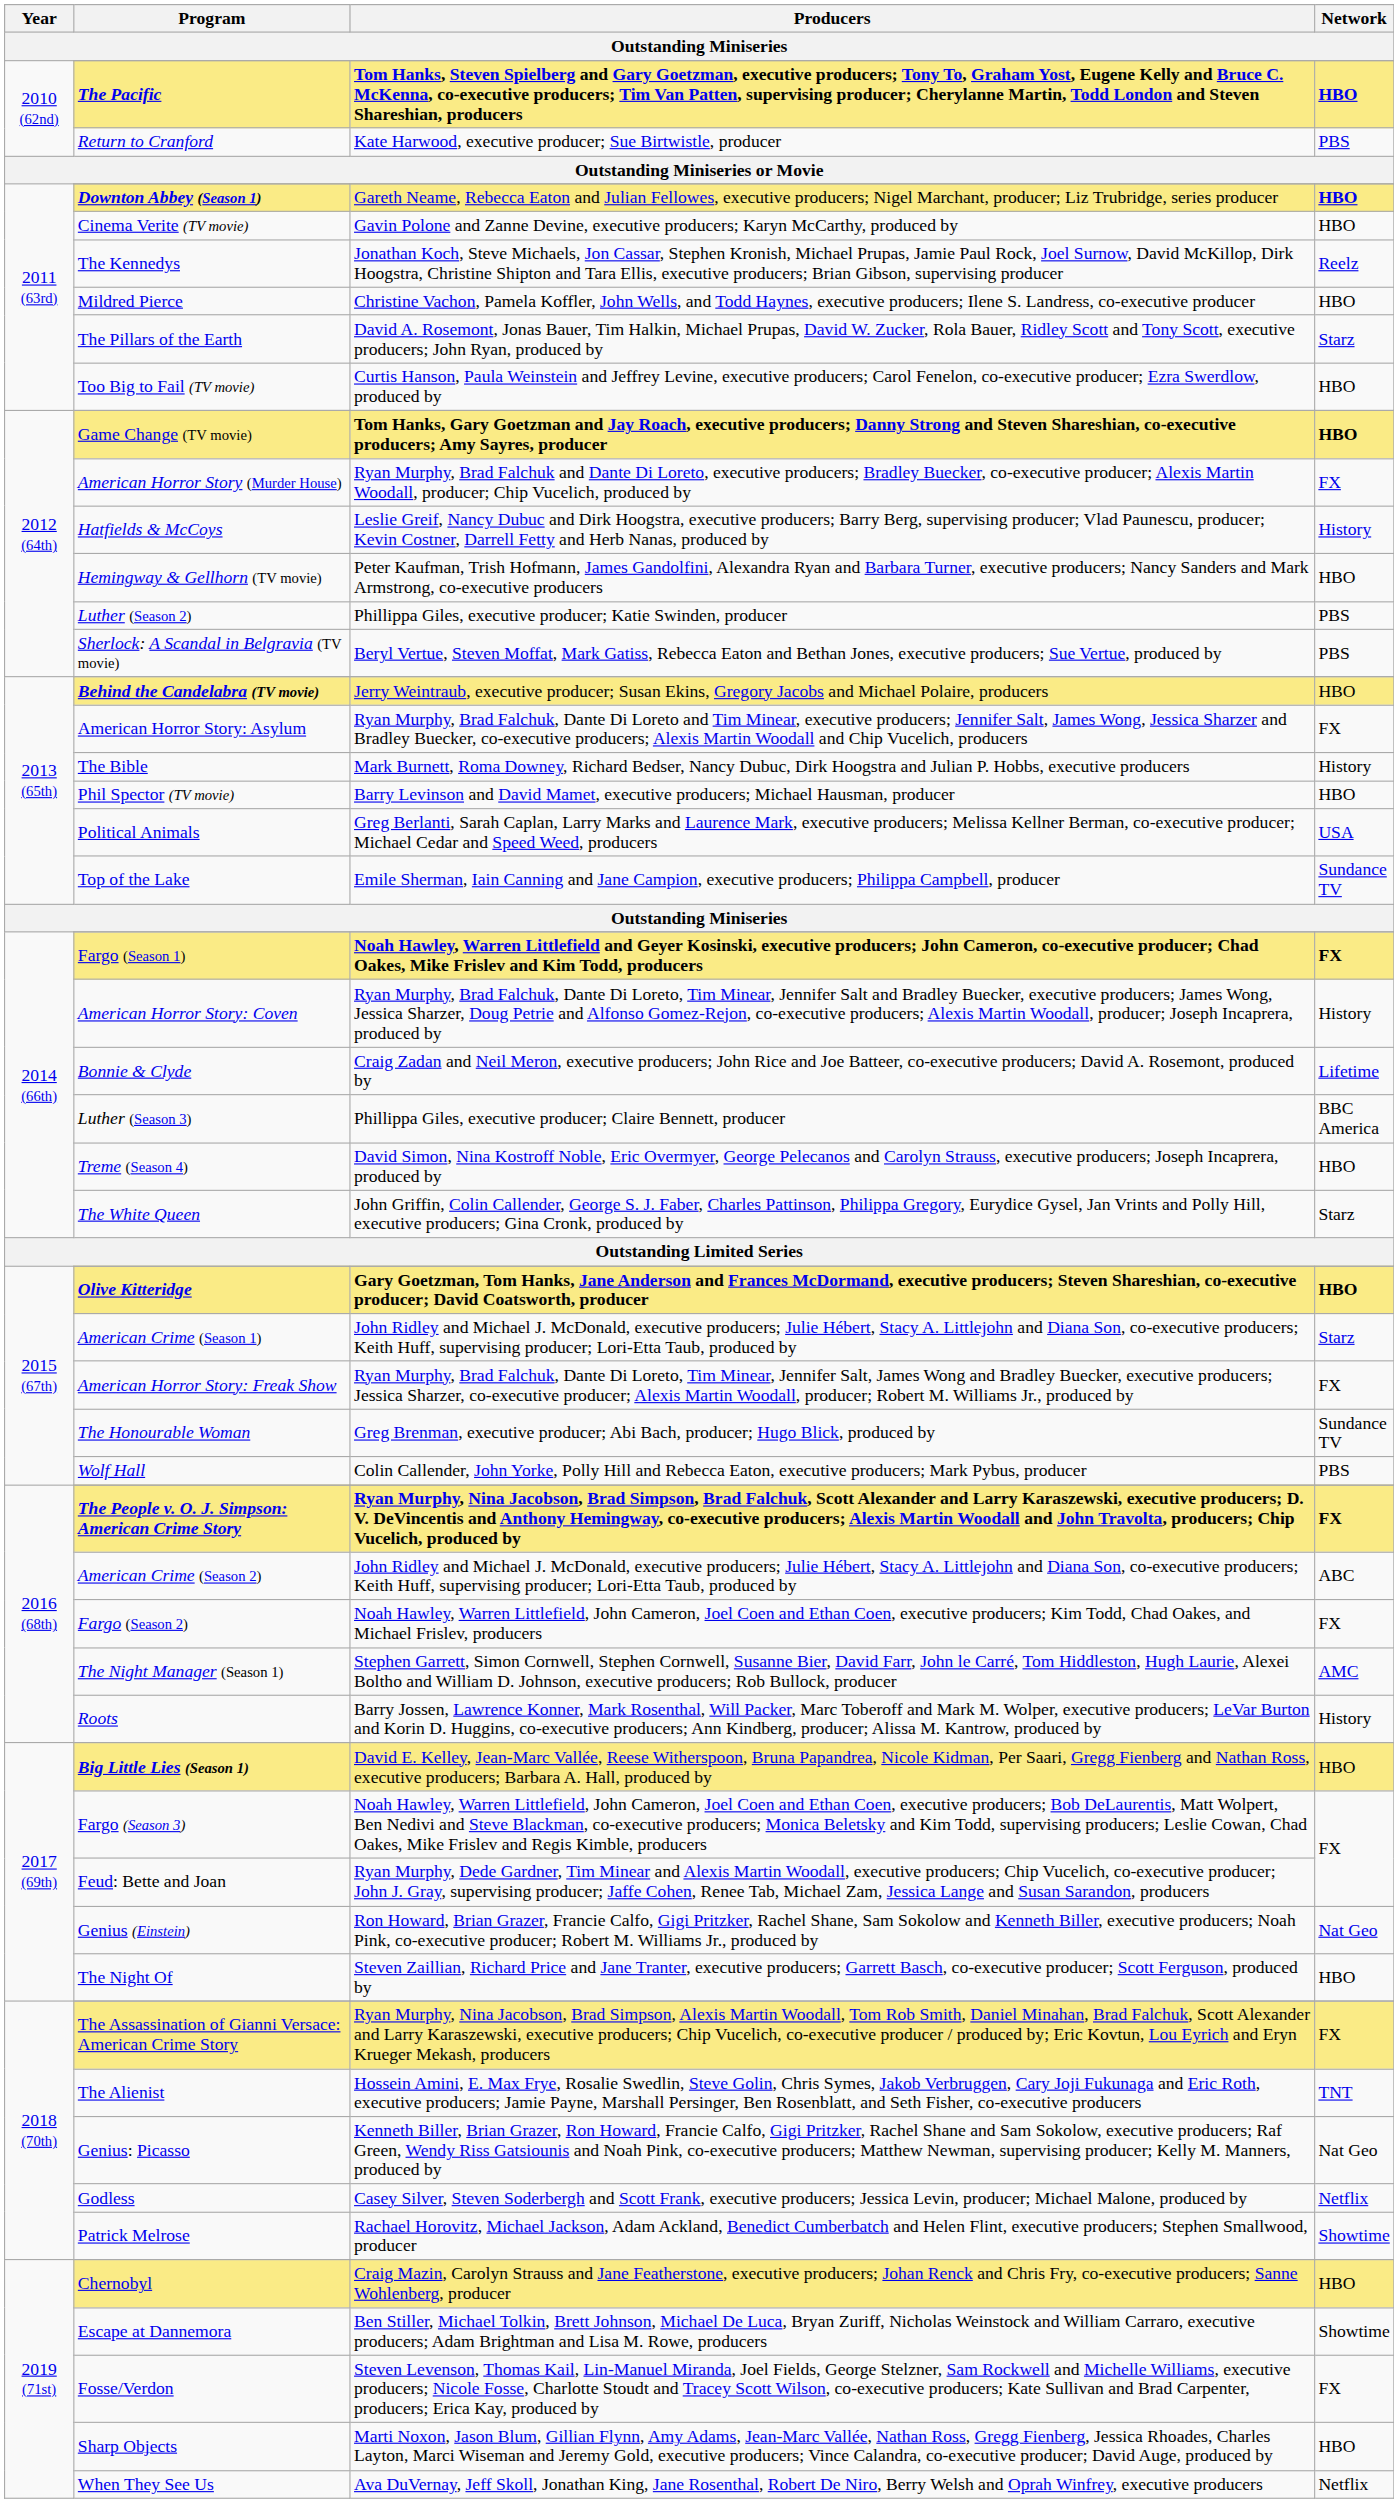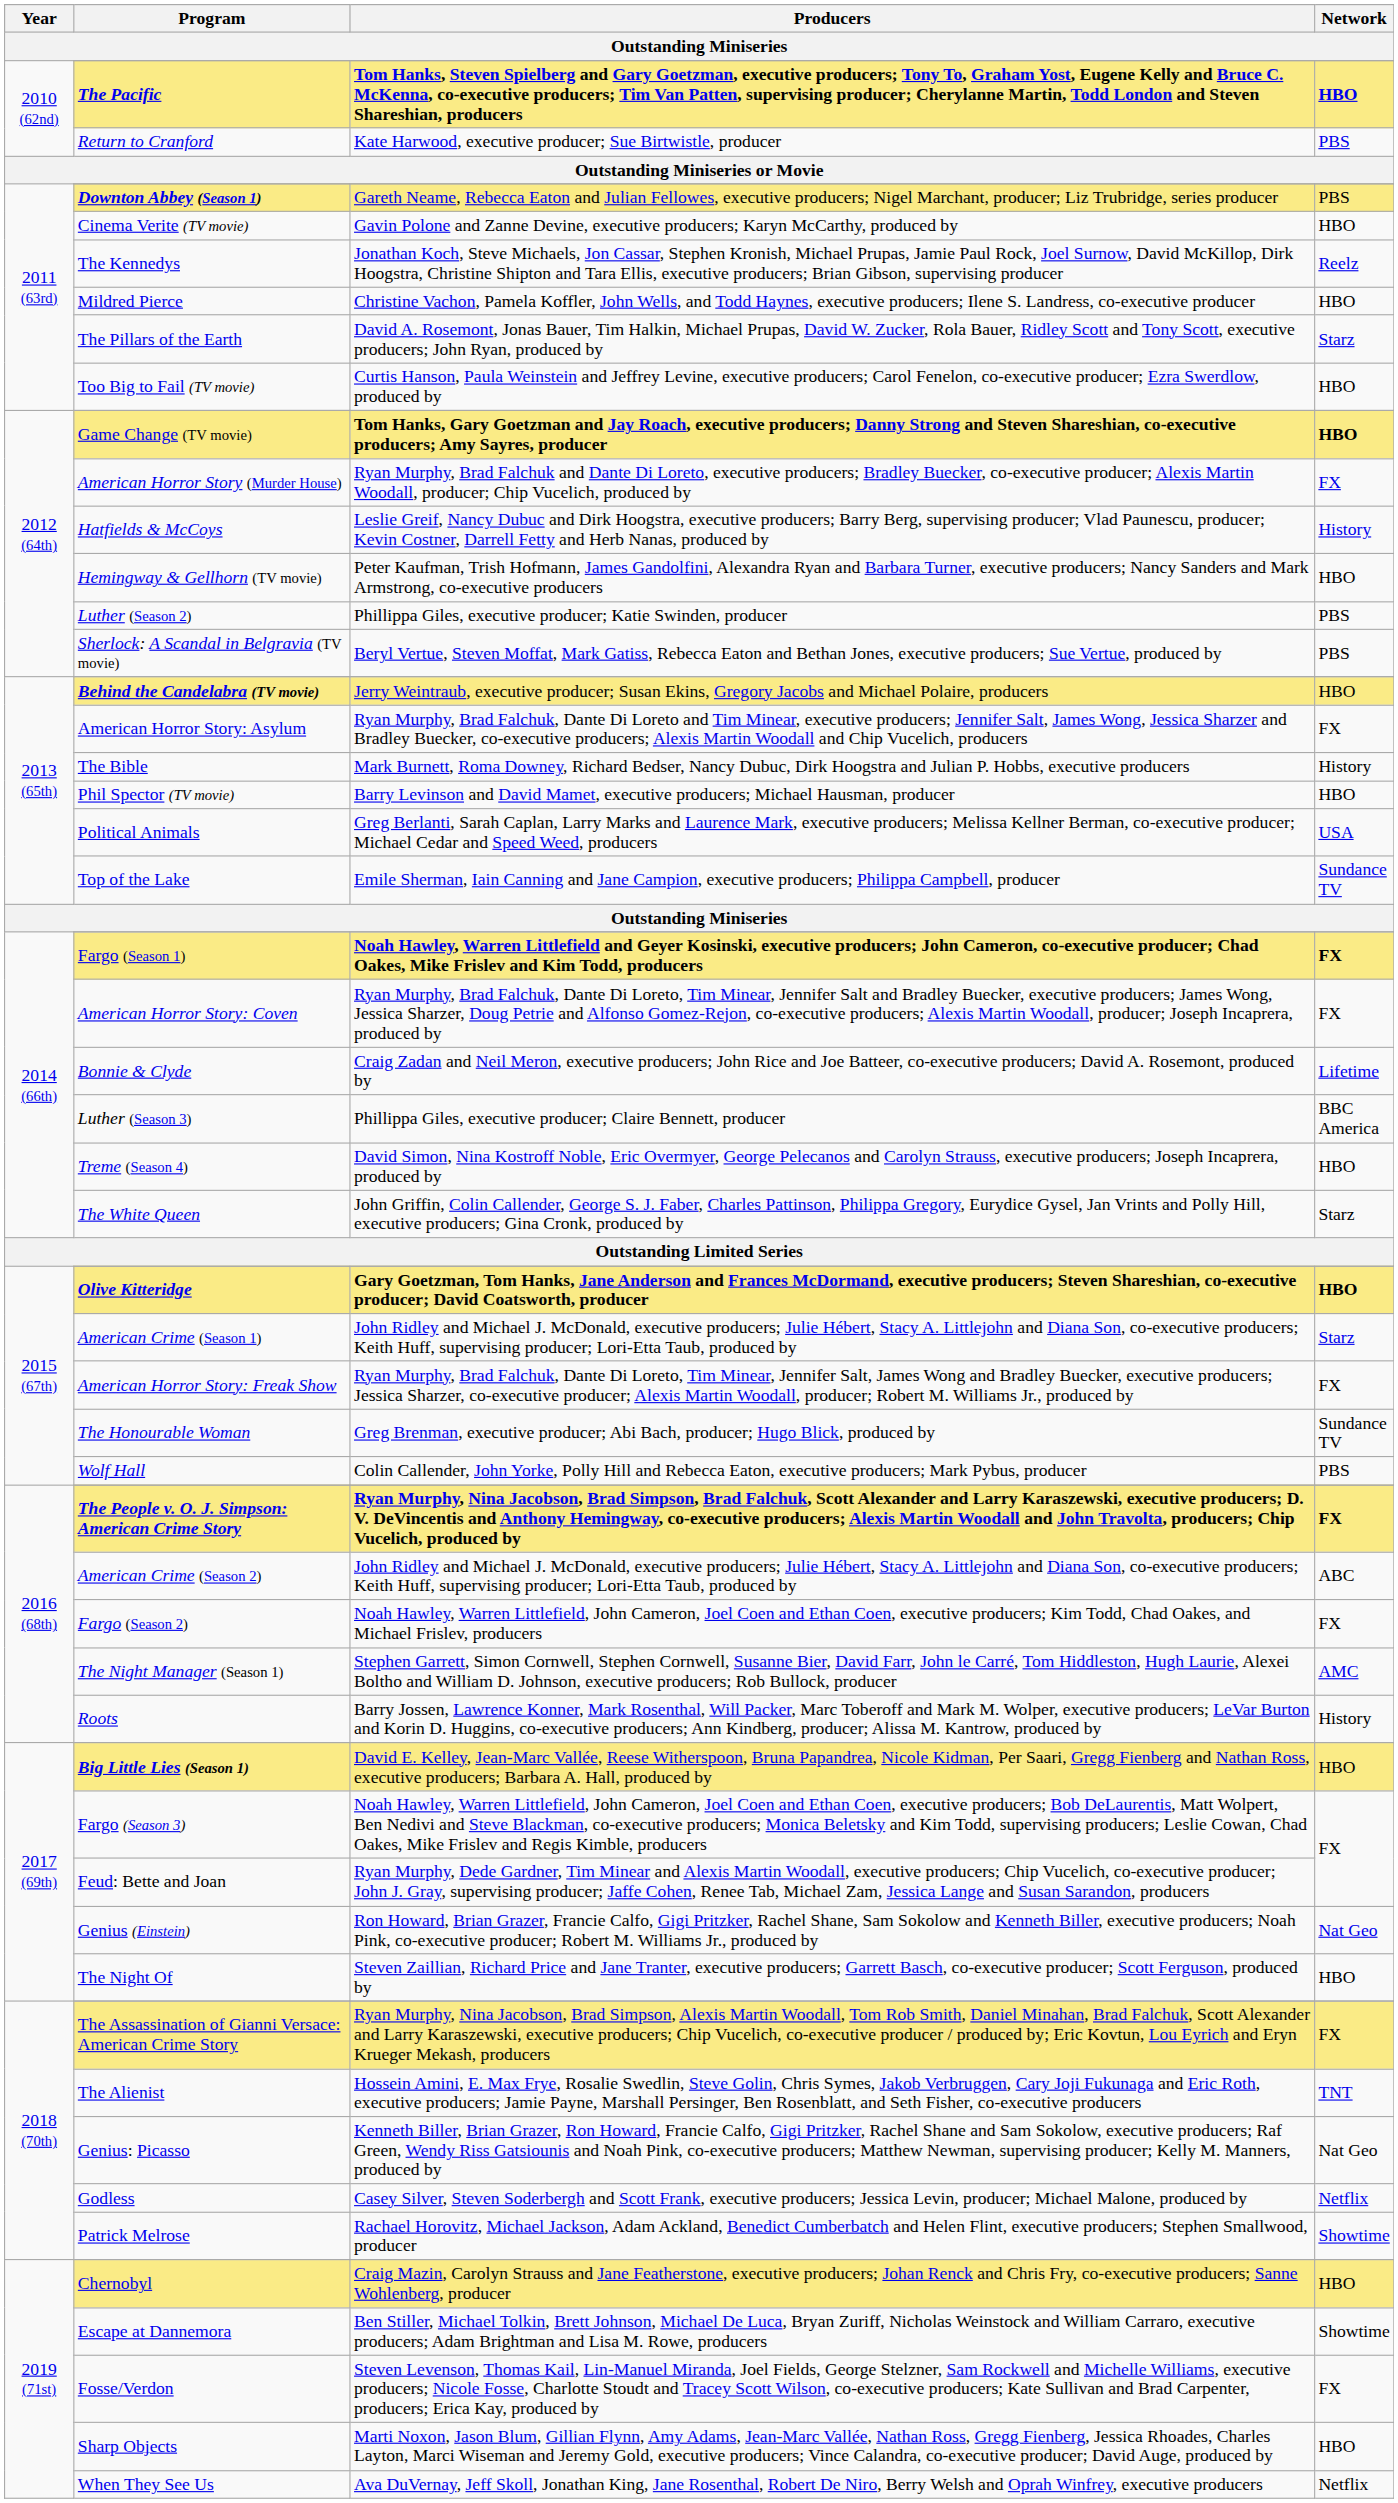(1338, 197) HBO -> (1334, 197) PBS
(1345, 1013) History -> (1330, 1013) FX
